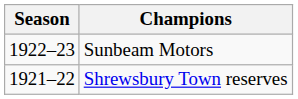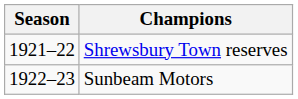rows swapped: (186, 79) <-> (148, 49)
